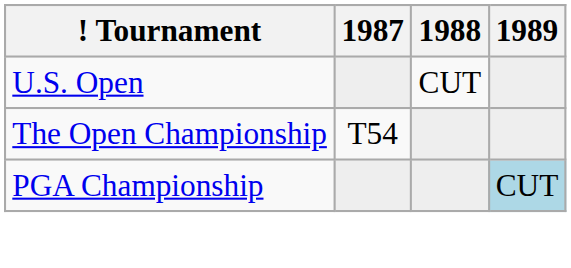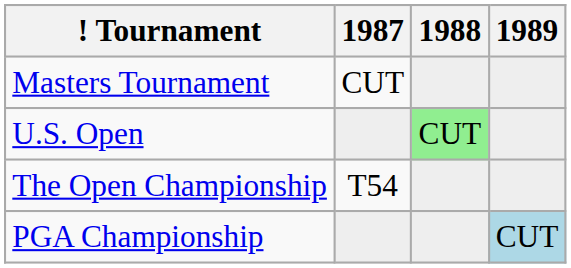+ row: (141, 82)
(450, 82) no background -> (450, 133) lightgreen background
